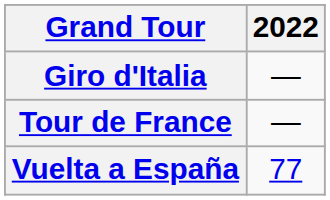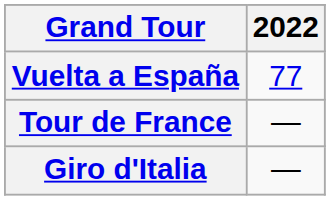rows swapped: (125, 75) <-> (125, 169)
